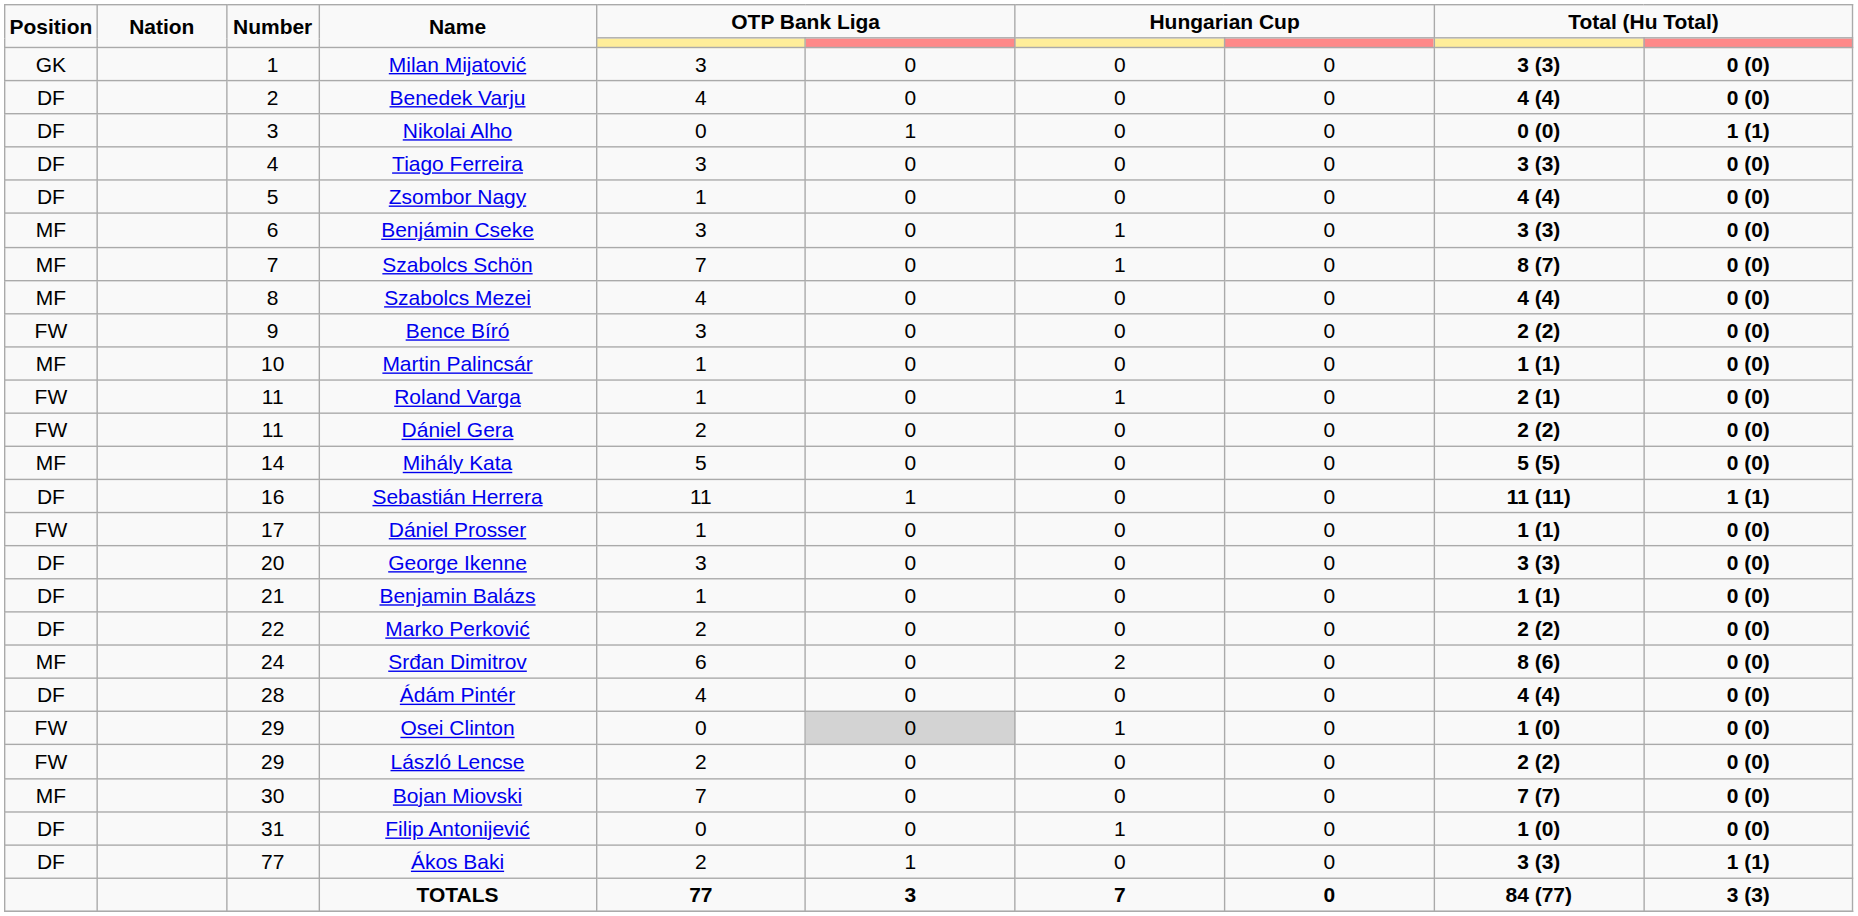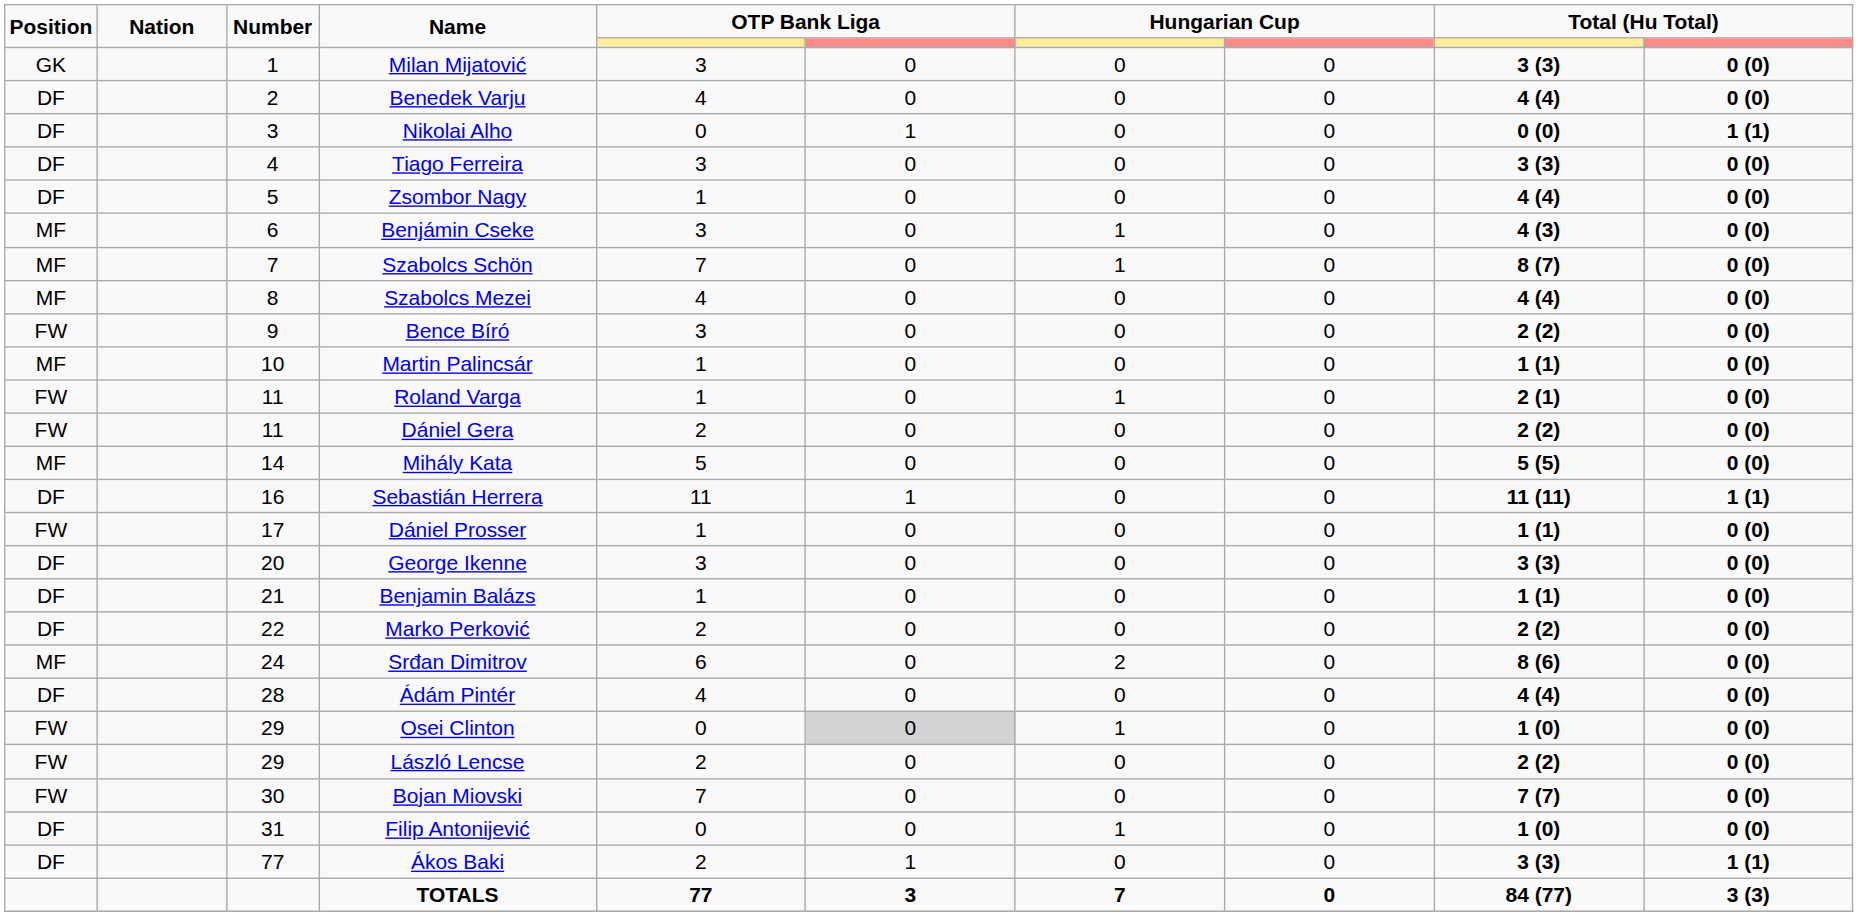(1539, 230) 3 (3) -> (1539, 230) 4 (3)
(51, 795) MF -> (51, 795) FW
